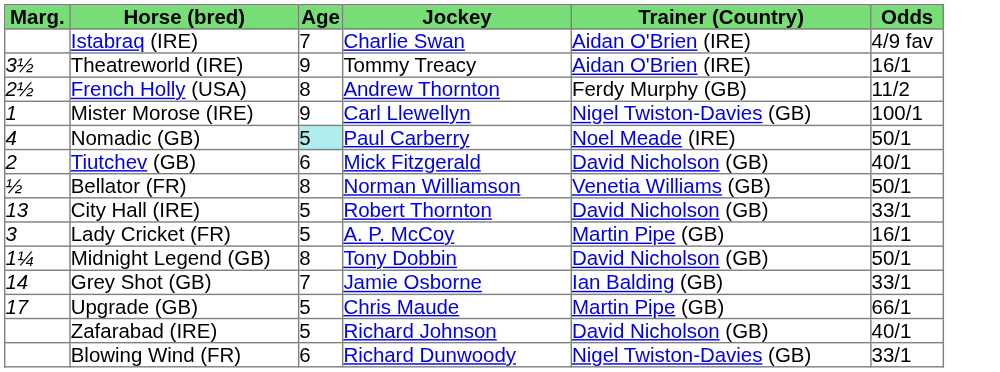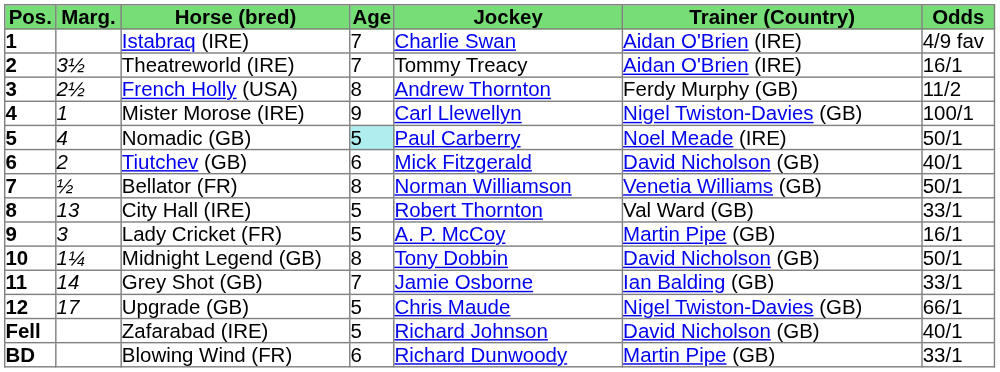+ column: (30, 17)
(305, 65) 9 -> (356, 65) 7
(670, 210) David Nicholson (GB) -> (688, 210) Val Ward (GB)
(648, 306) Martin Pipe (GB) -> (743, 306) Nigel Twiston-Davies (GB)
(692, 355) Nigel Twiston-Davies (GB) -> (699, 355) Martin Pipe (GB)
